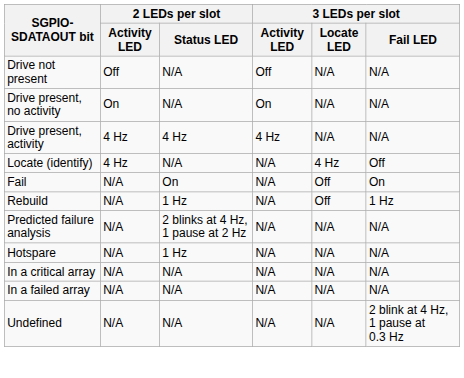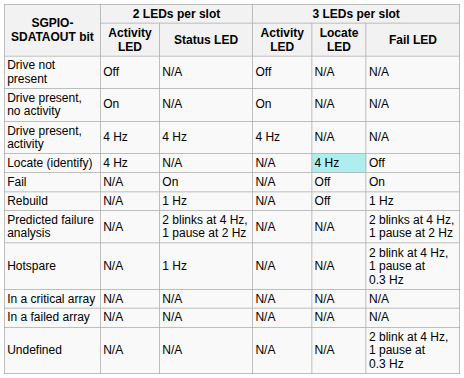(327, 163) no background -> (327, 163) paleturquoise background
(379, 227) N/A -> (412, 227) 2 blinks at 4 Hz, 1 pause at 2 Hz
(379, 252) N/A -> (409, 266) 2 blink at 4 Hz, 1 pause at 0.3 Hz
